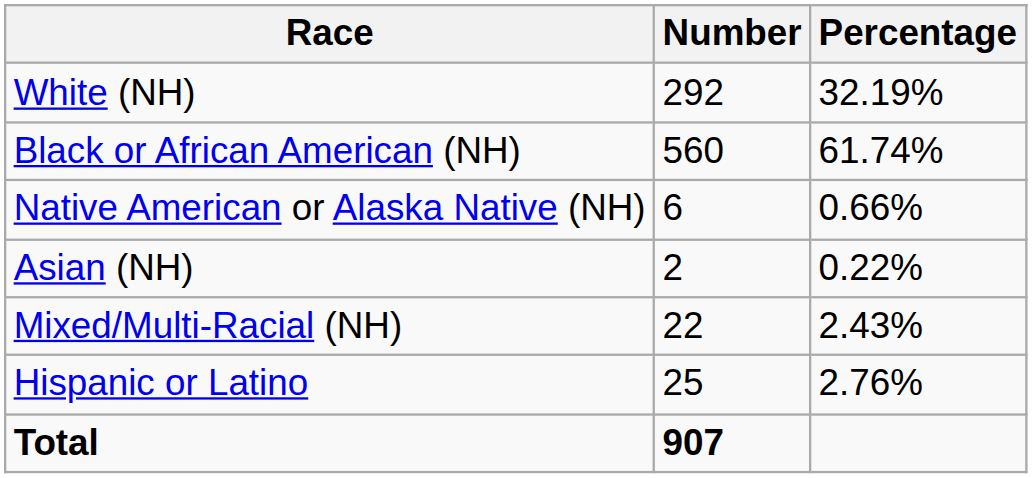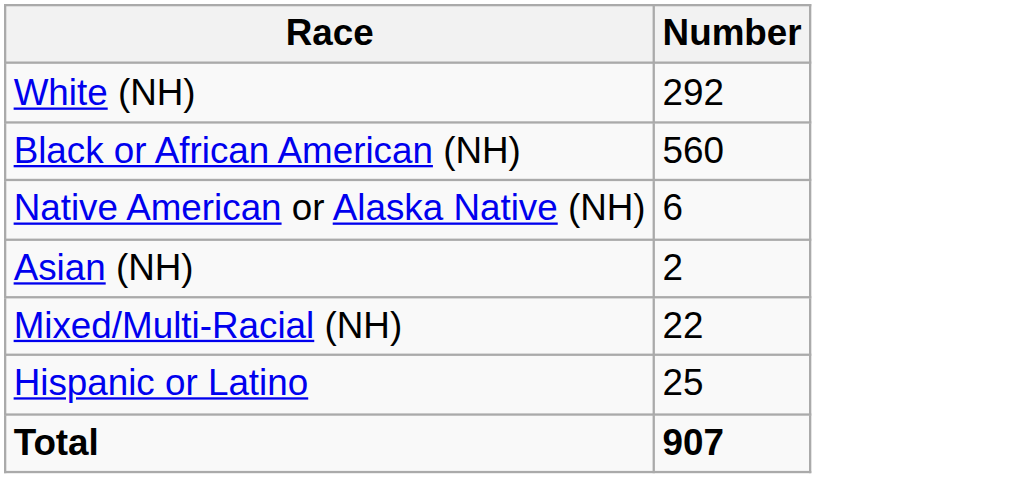- column: (918, 33)
